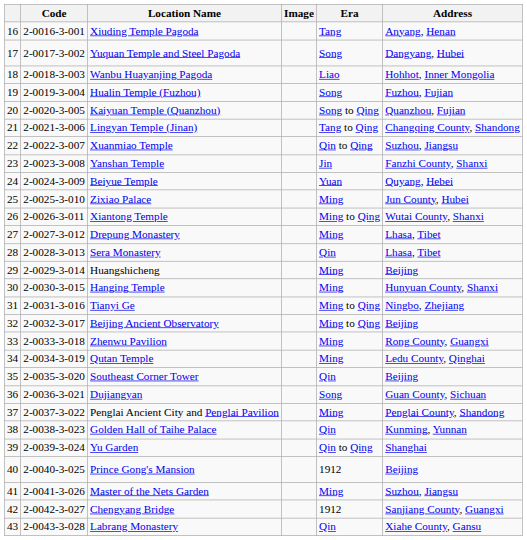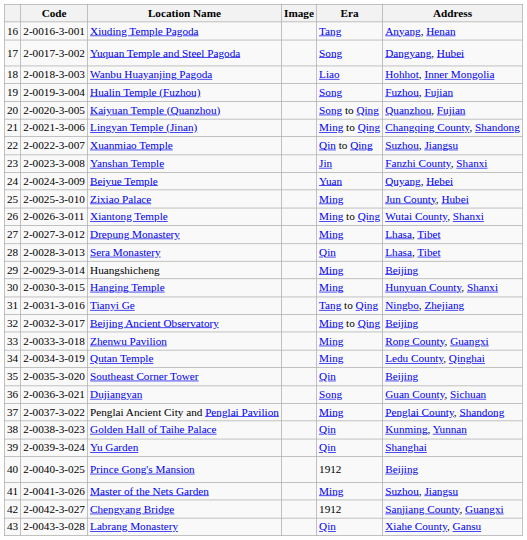(349, 128) Tang to Qing -> (350, 128) Ming to Qing
(350, 305) Ming to Qing -> (349, 305) Tang to Qing
(346, 447) Qin to Qing -> (327, 447) Qin
